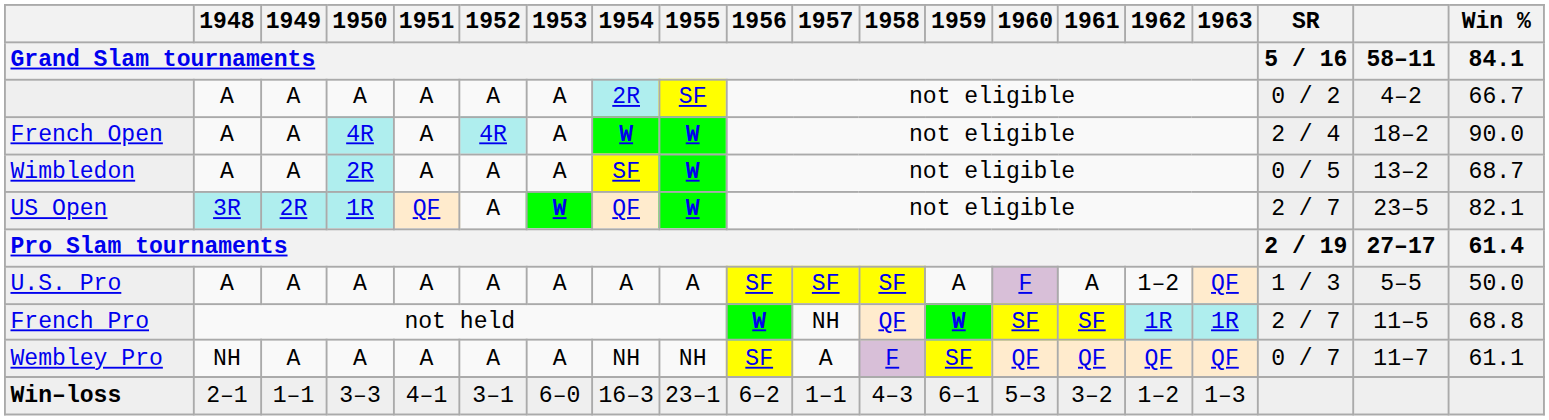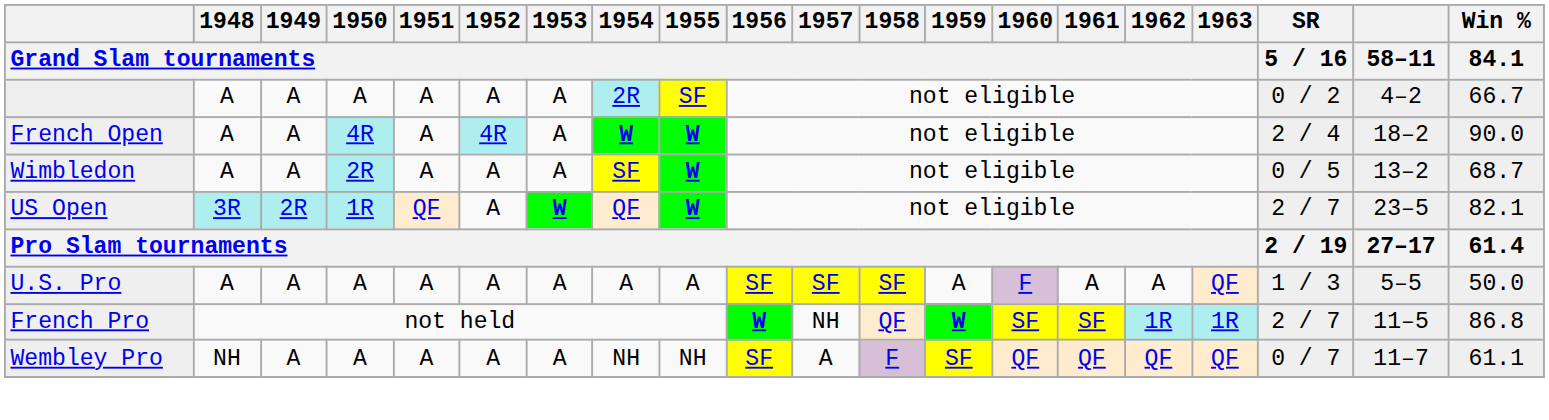(1158, 285) 1–2 -> (1158, 285) A
(1496, 322) 68.8 -> (1496, 322) 86.8
- row: (66, 397)
